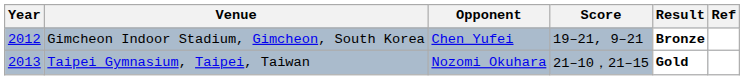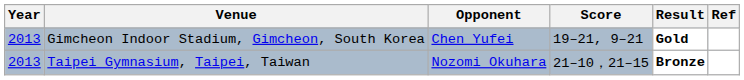(24, 39) 2012 -> (24, 39) 2013
(680, 39) Bronze -> (672, 39) Gold
(672, 62) Gold -> (680, 62) Bronze
